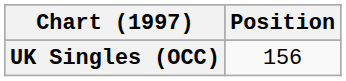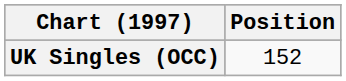(283, 58) 156 -> (283, 58) 152
